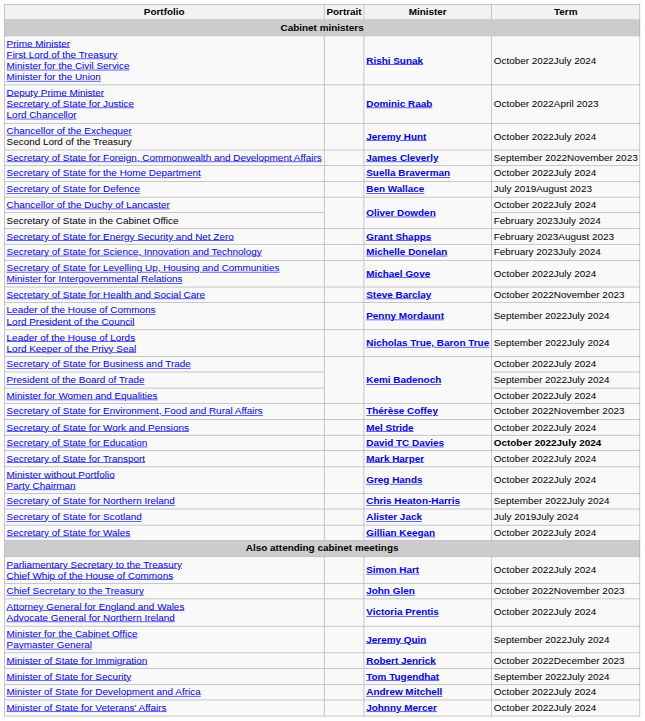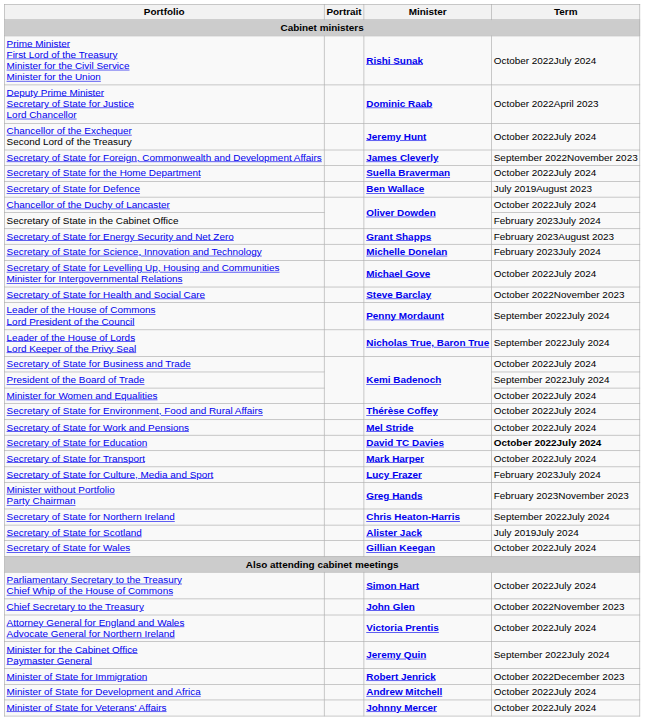(559, 411) October 2022November 2023 -> (545, 411) October 2022July 2024
+ row: (110, 474)
(545, 480) October 2022July 2024 -> (561, 495) February 2023November 2023
- row: (69, 676)
